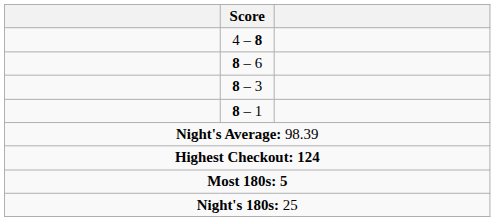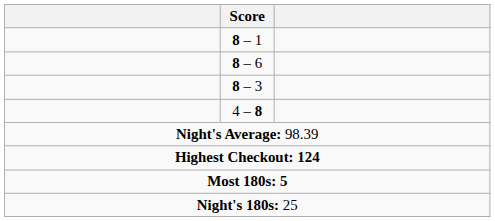rows swapped: (247, 110) <-> (247, 39)
